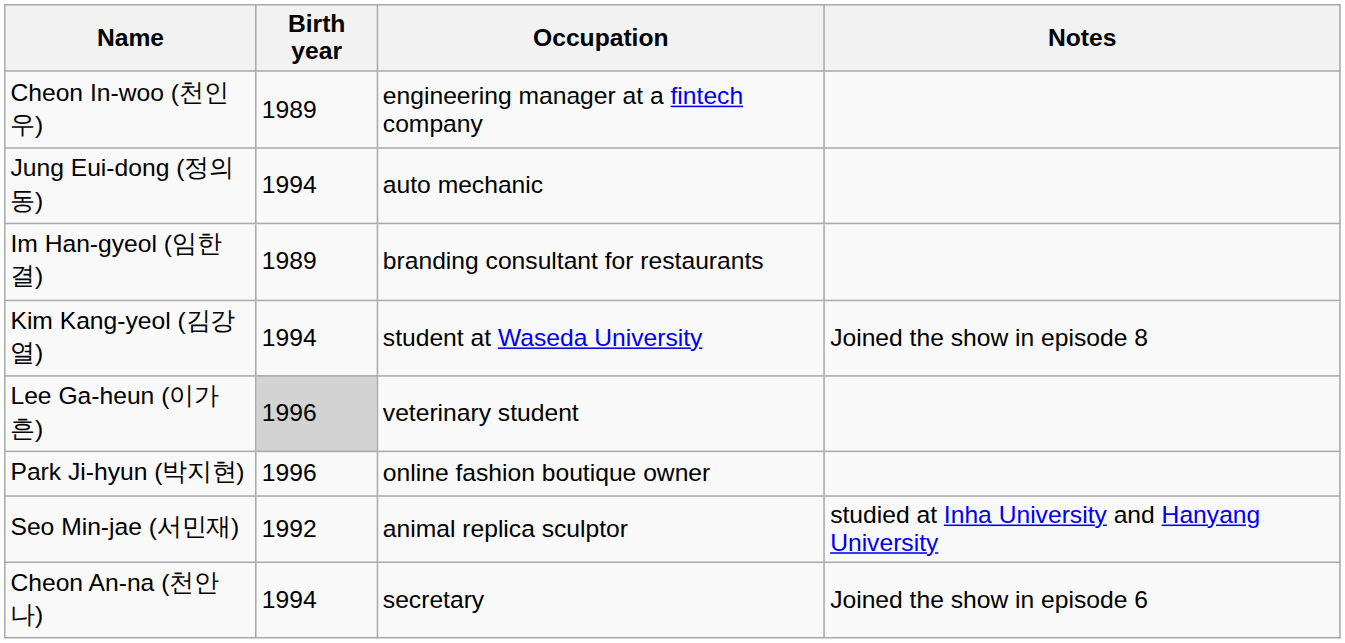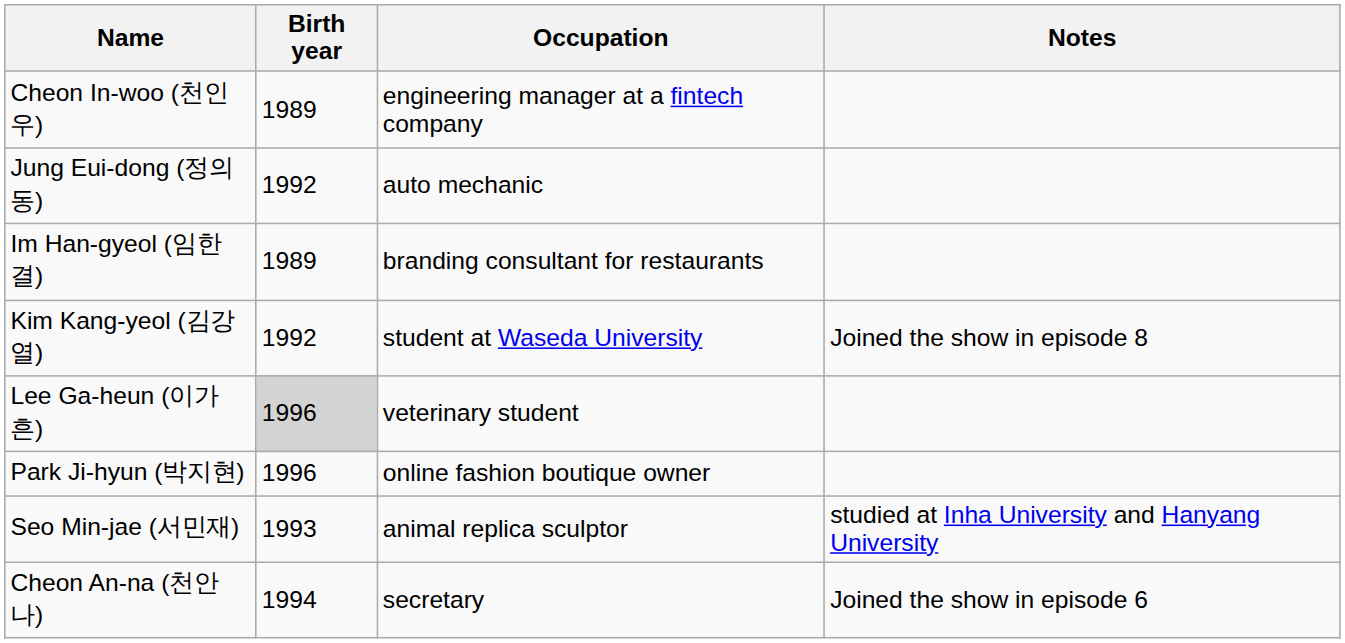(289, 185) 1994 -> (289, 185) 1992
(289, 337) 1994 -> (289, 337) 1992
(289, 528) 1992 -> (289, 528) 1993
